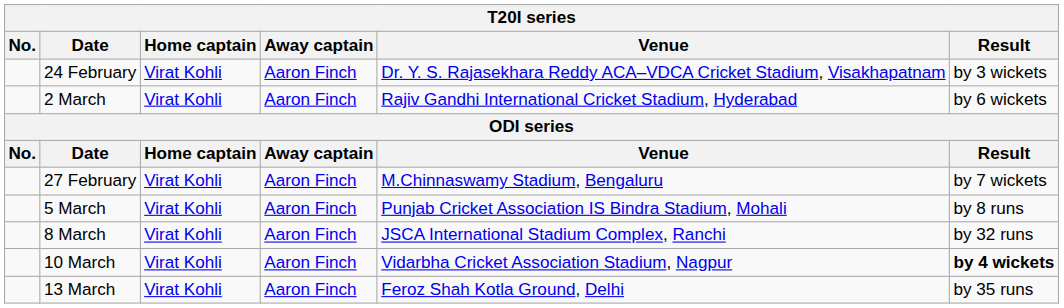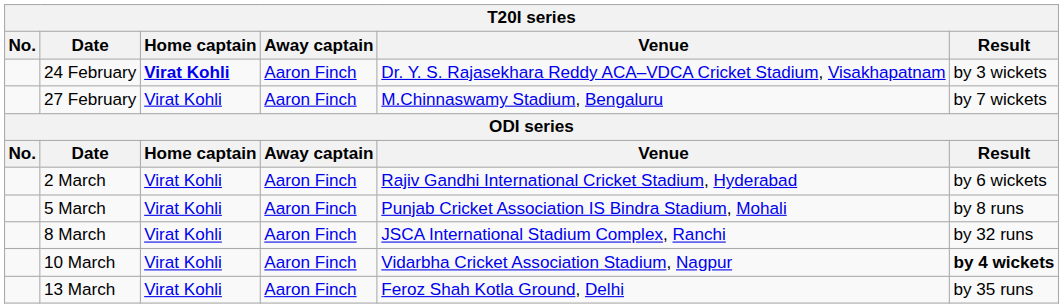(183, 72) normal -> (187, 72) bold
rows swapped: (90, 180) <-> (75, 99)
